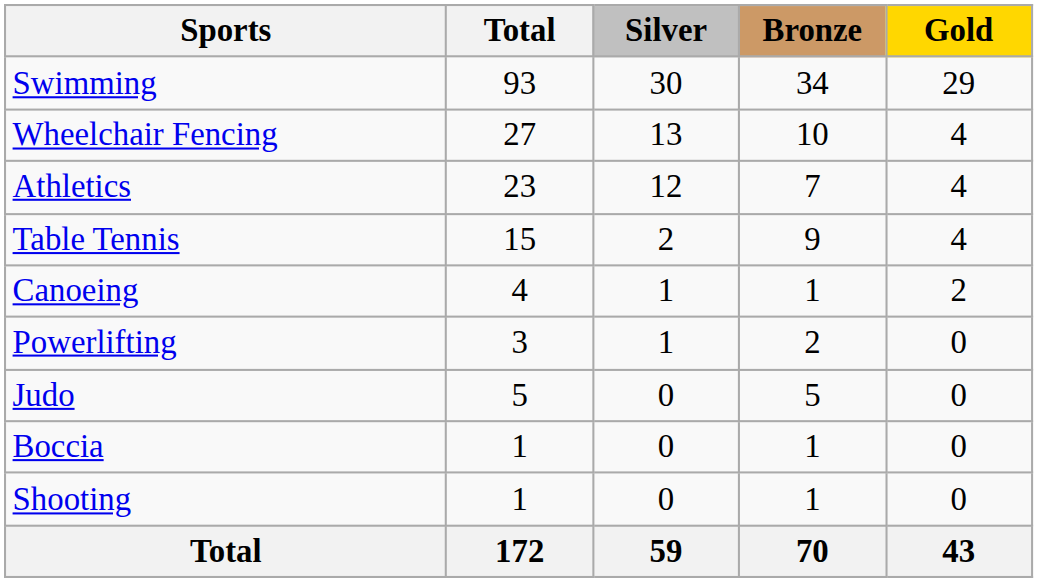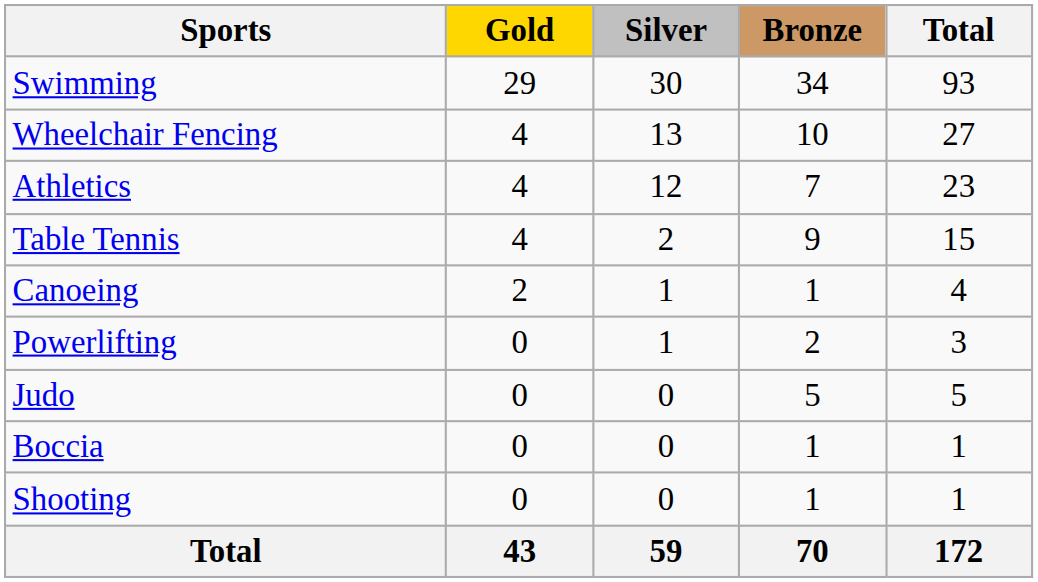columns swapped: (959, 30) <-> (520, 30)
